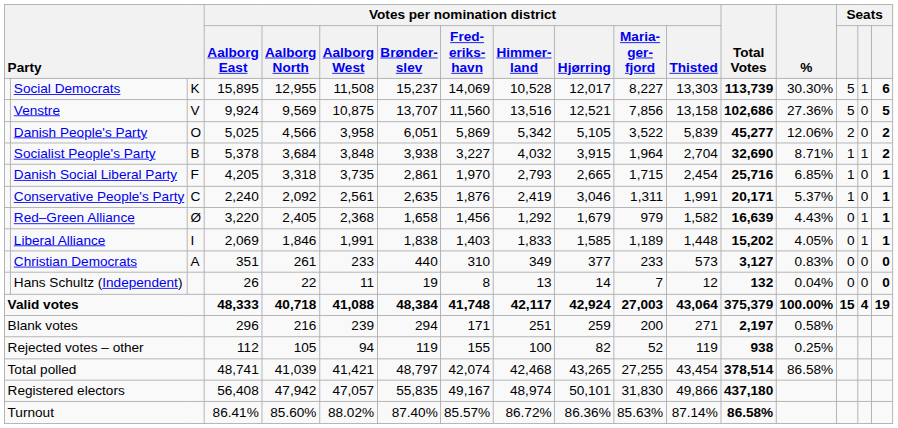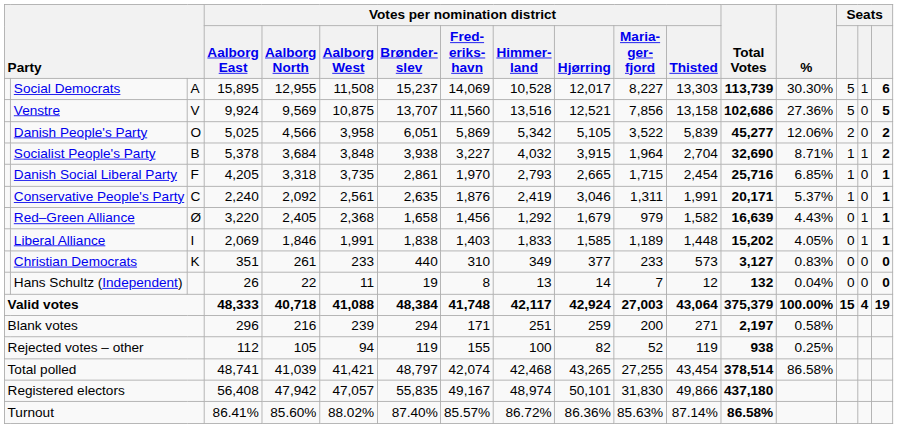(195, 89) K -> (195, 89) A
(195, 261) A -> (195, 261) K
